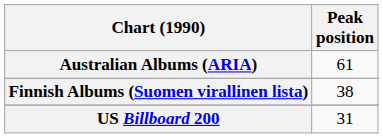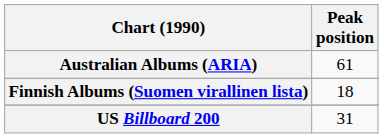(345, 91) 38 -> (345, 91) 18
